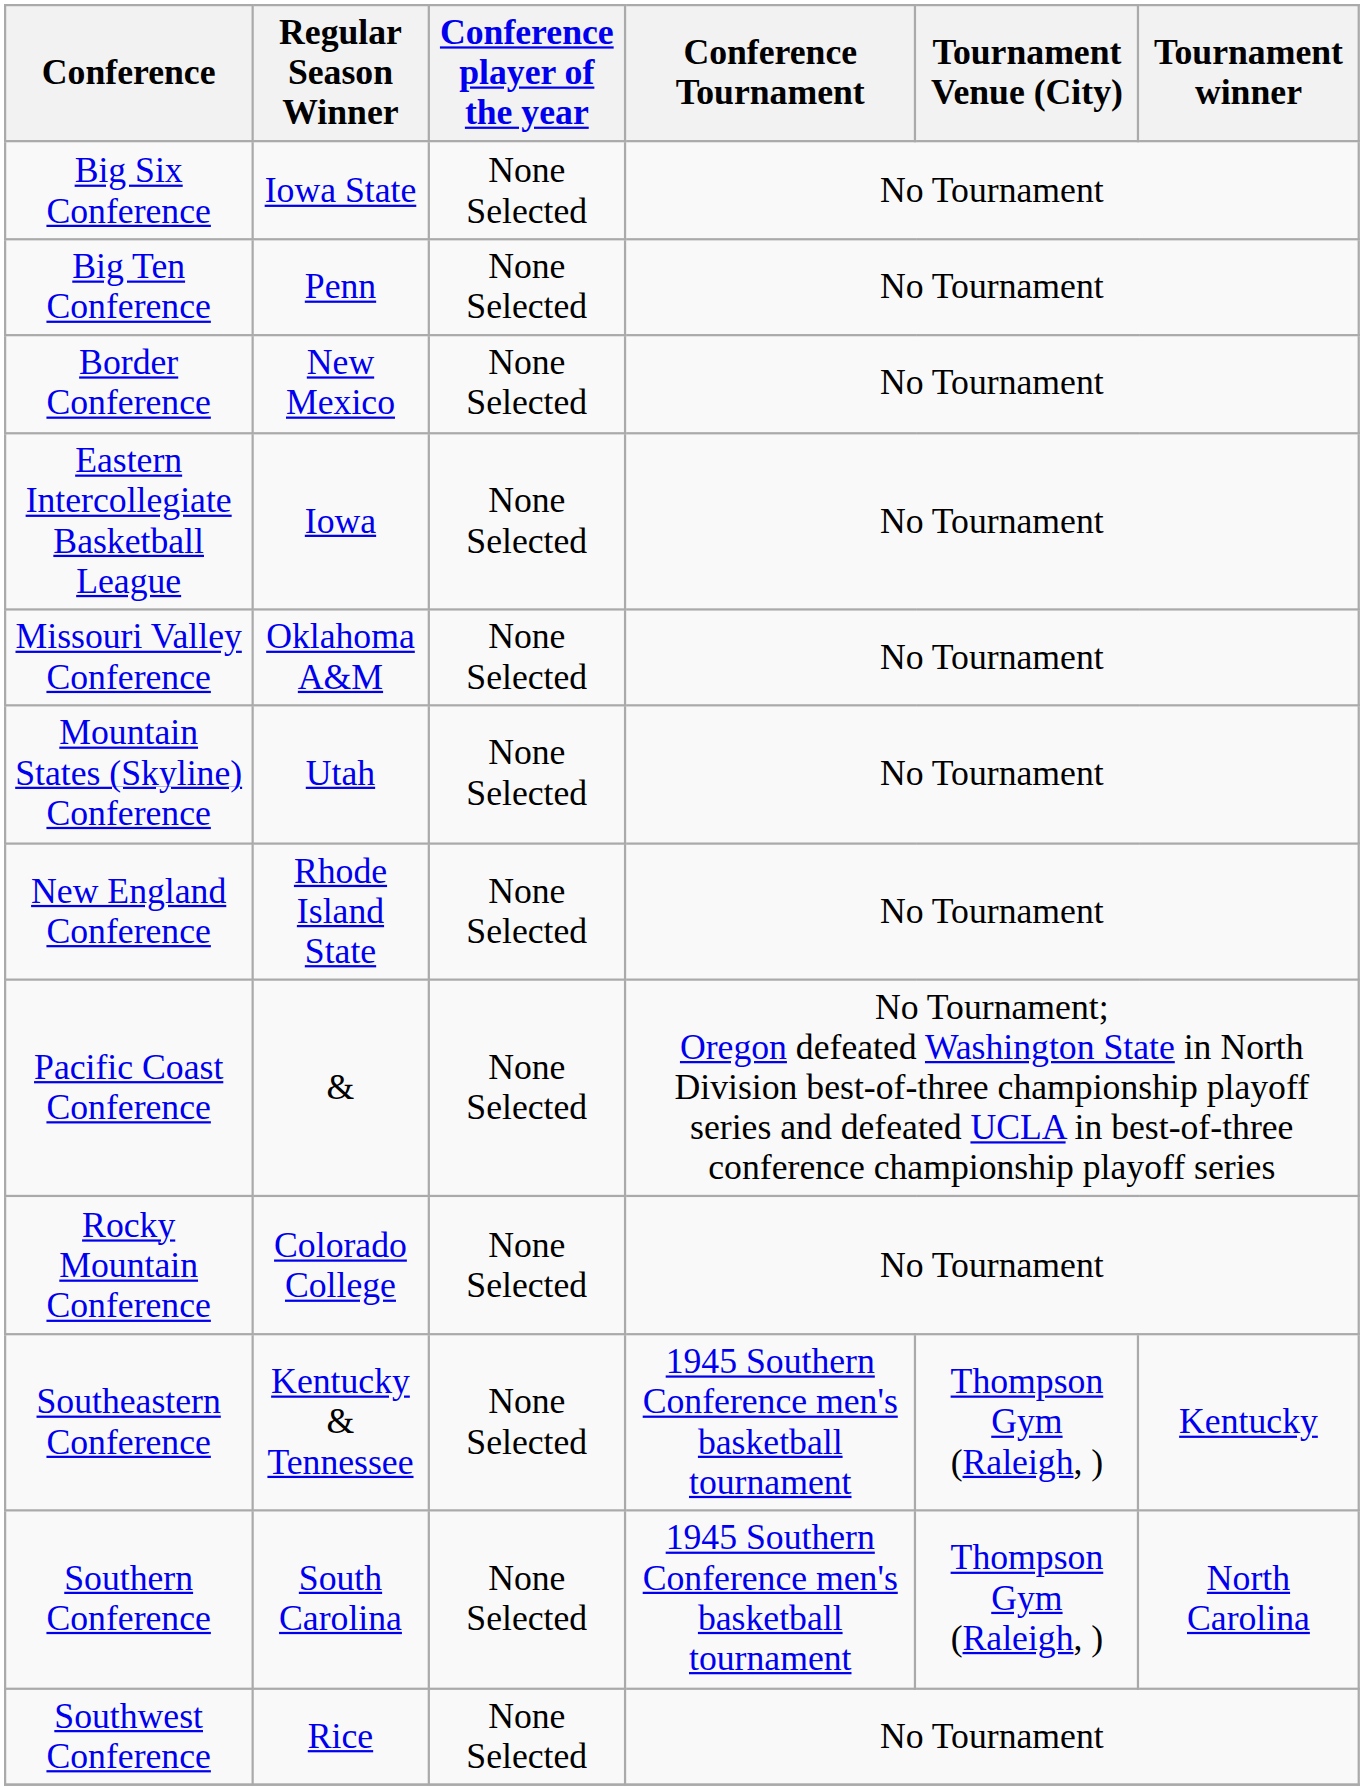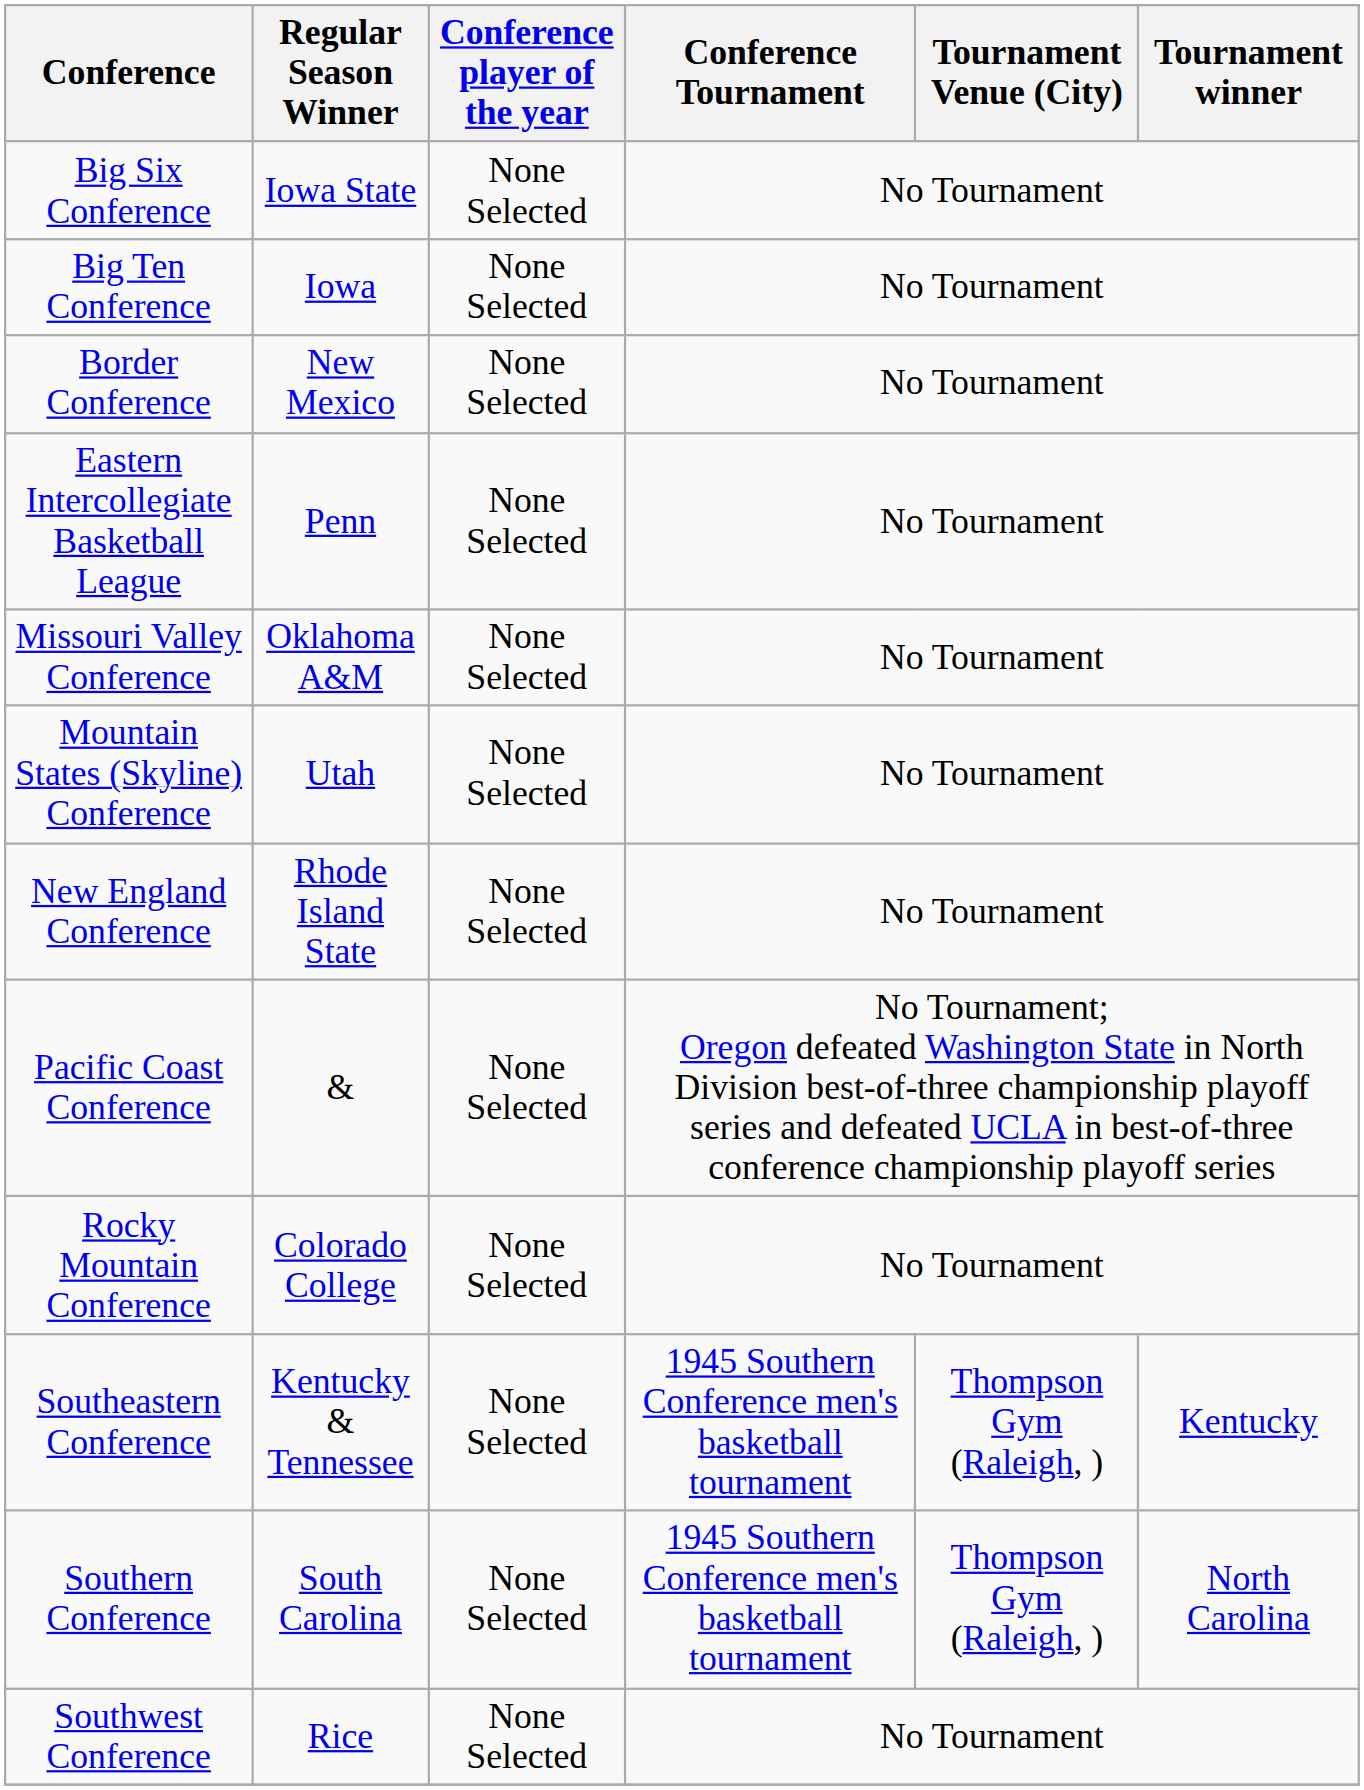(340, 286) Penn -> (340, 286) Iowa
(340, 520) Iowa -> (340, 520) Penn
